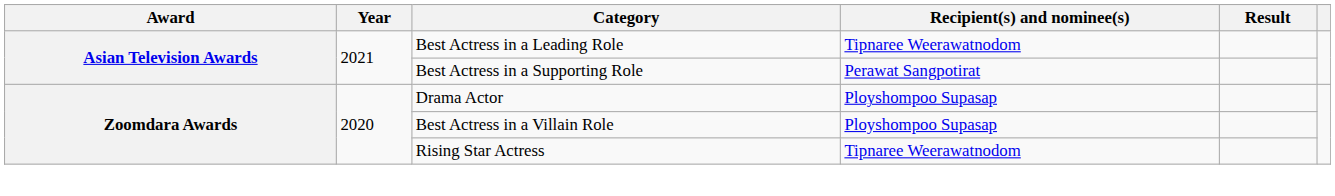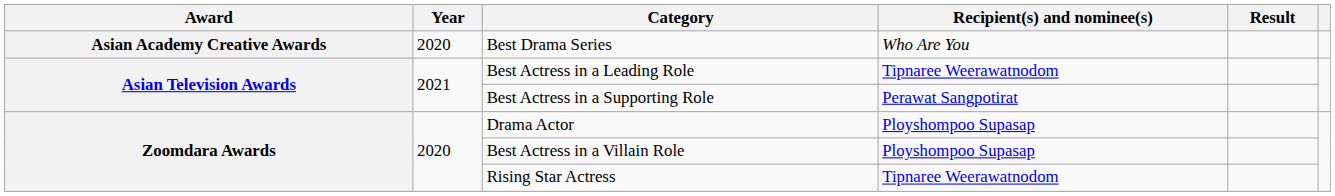+ row: (549, 44)
